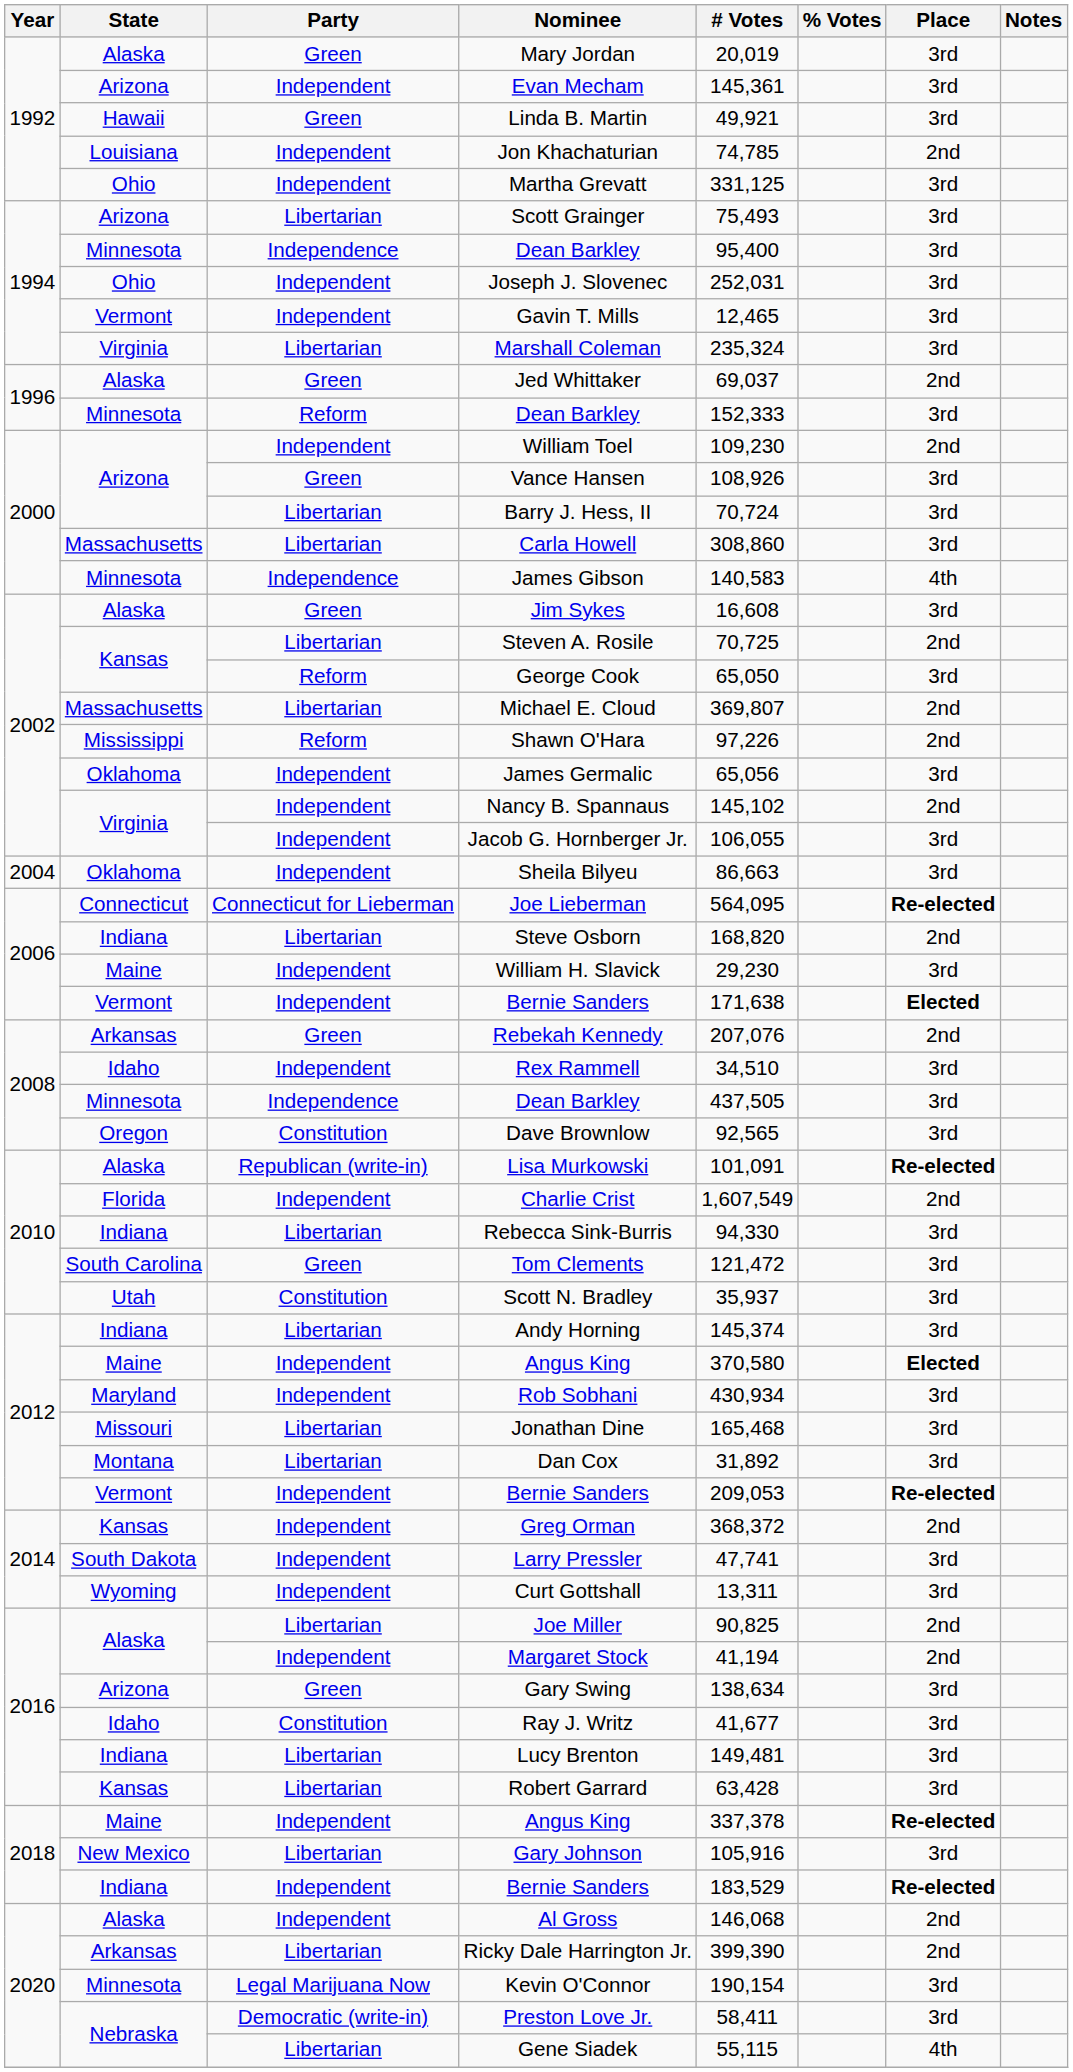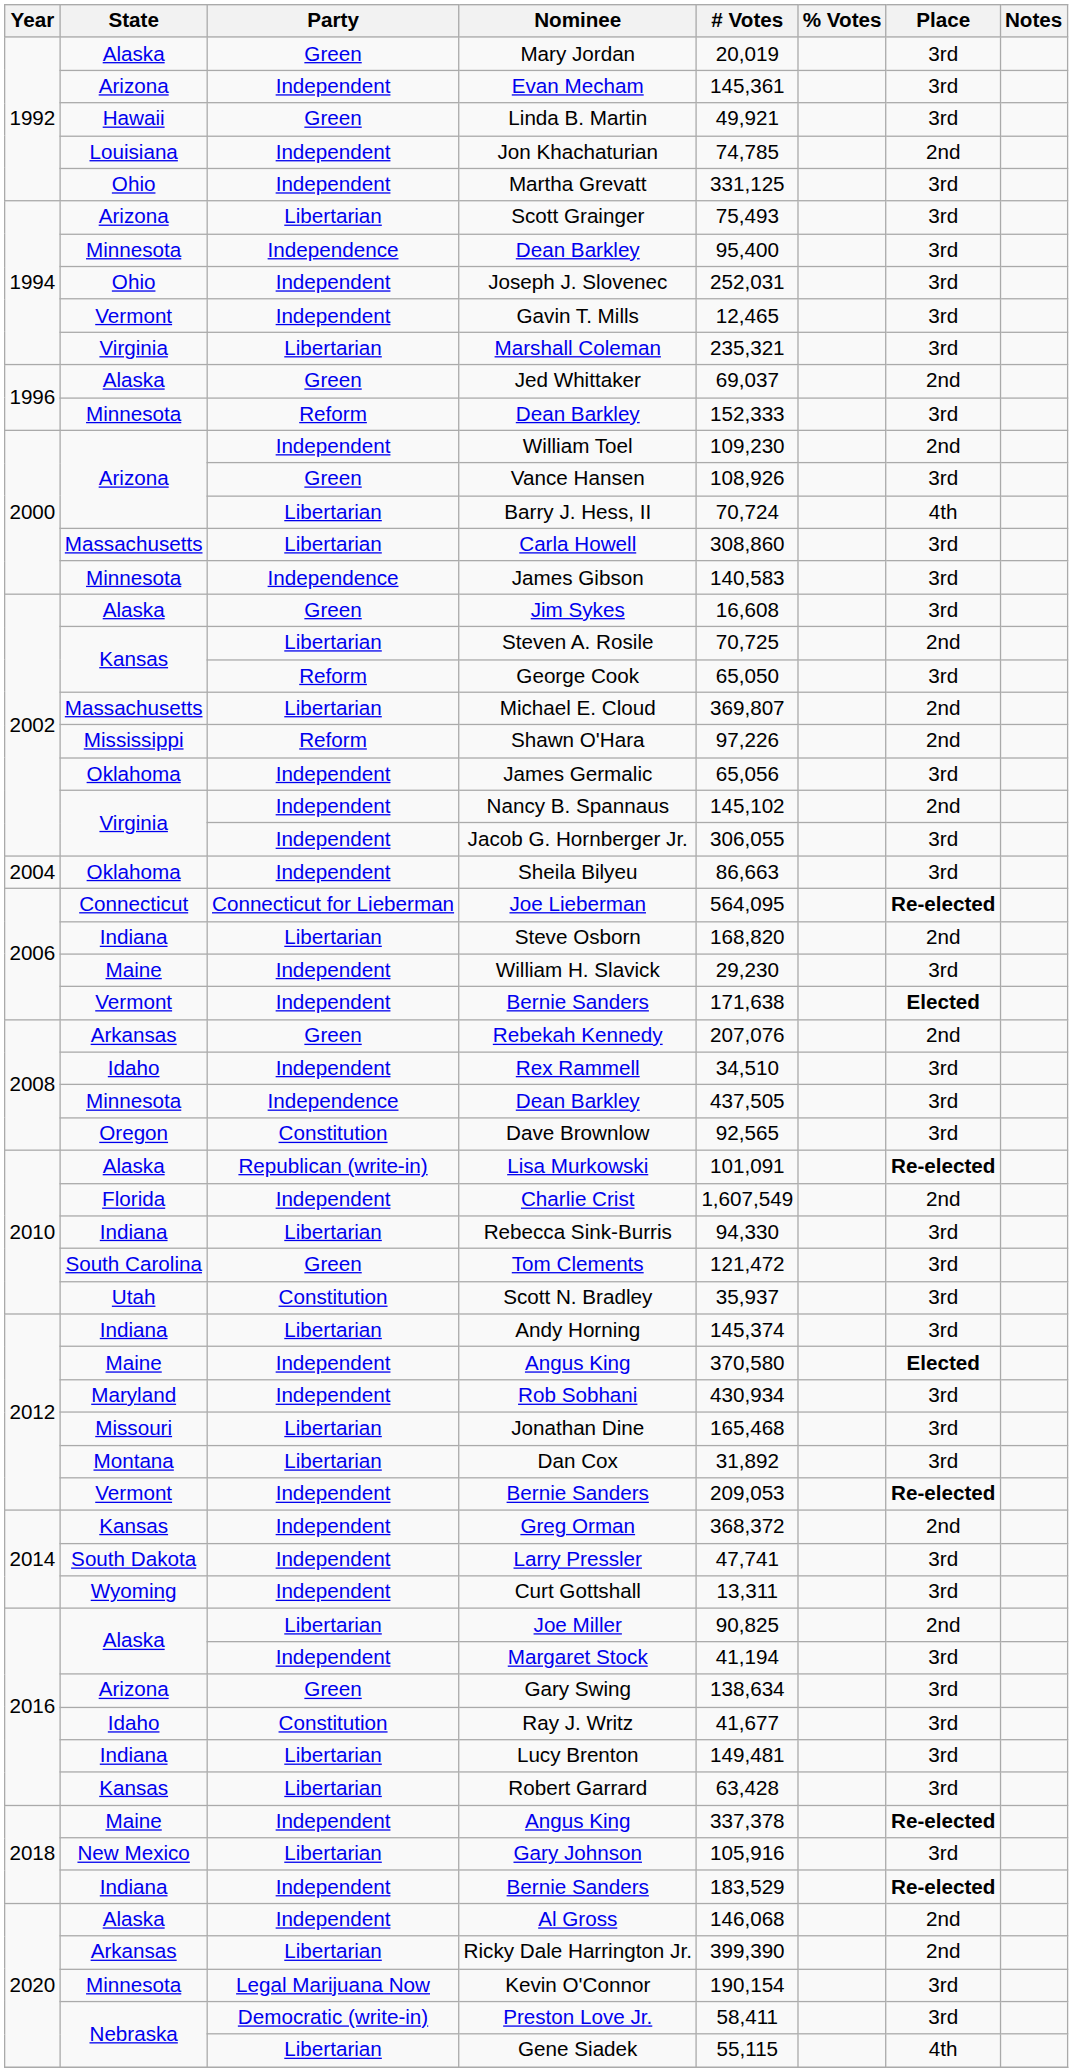(747, 348) 235,324 -> (747, 348) 235,321
(943, 511) 3rd -> (943, 511) 4th
(943, 577) 4th -> (943, 577) 3rd
(747, 839) 106,055 -> (747, 839) 306,055
(943, 1657) 2nd -> (943, 1657) 3rd
